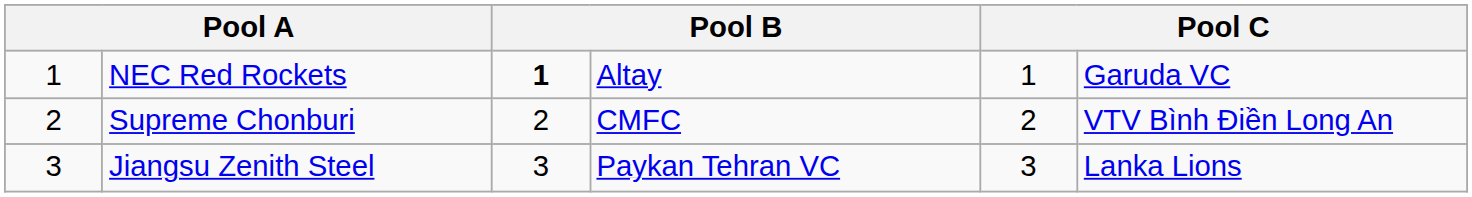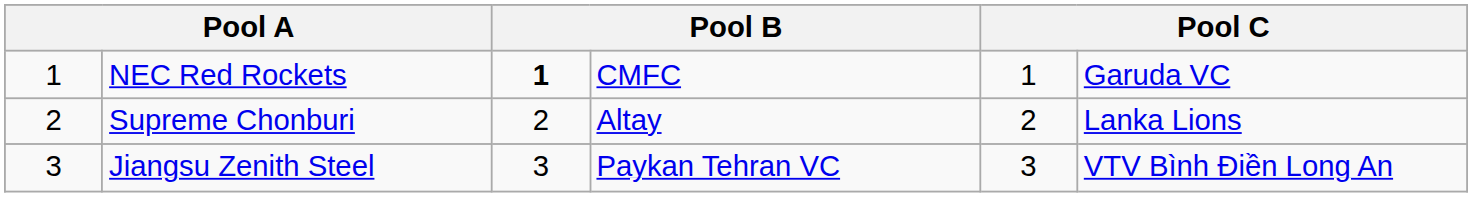(629, 74) Altay -> (639, 74) CMFC
(639, 120) CMFC -> (629, 120) Altay
(1238, 120) VTV Bình Điền Long An -> (1163, 120) Lanka Lions
(1163, 167) Lanka Lions -> (1238, 167) VTV Bình Điền Long An
